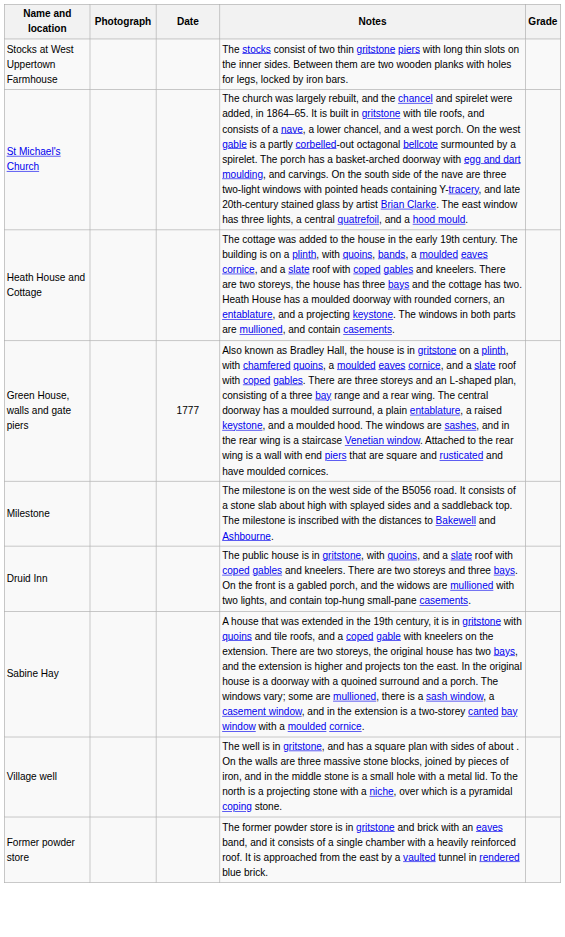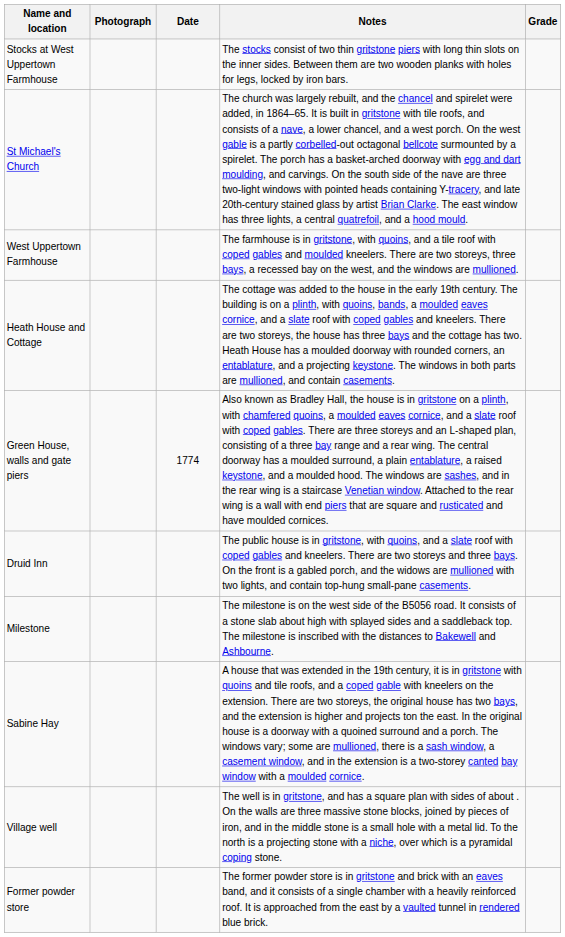+ row: (44, 255)
(188, 410) 1777 -> (188, 460) 1774
rows swapped: (27, 579) <-> (28, 513)
